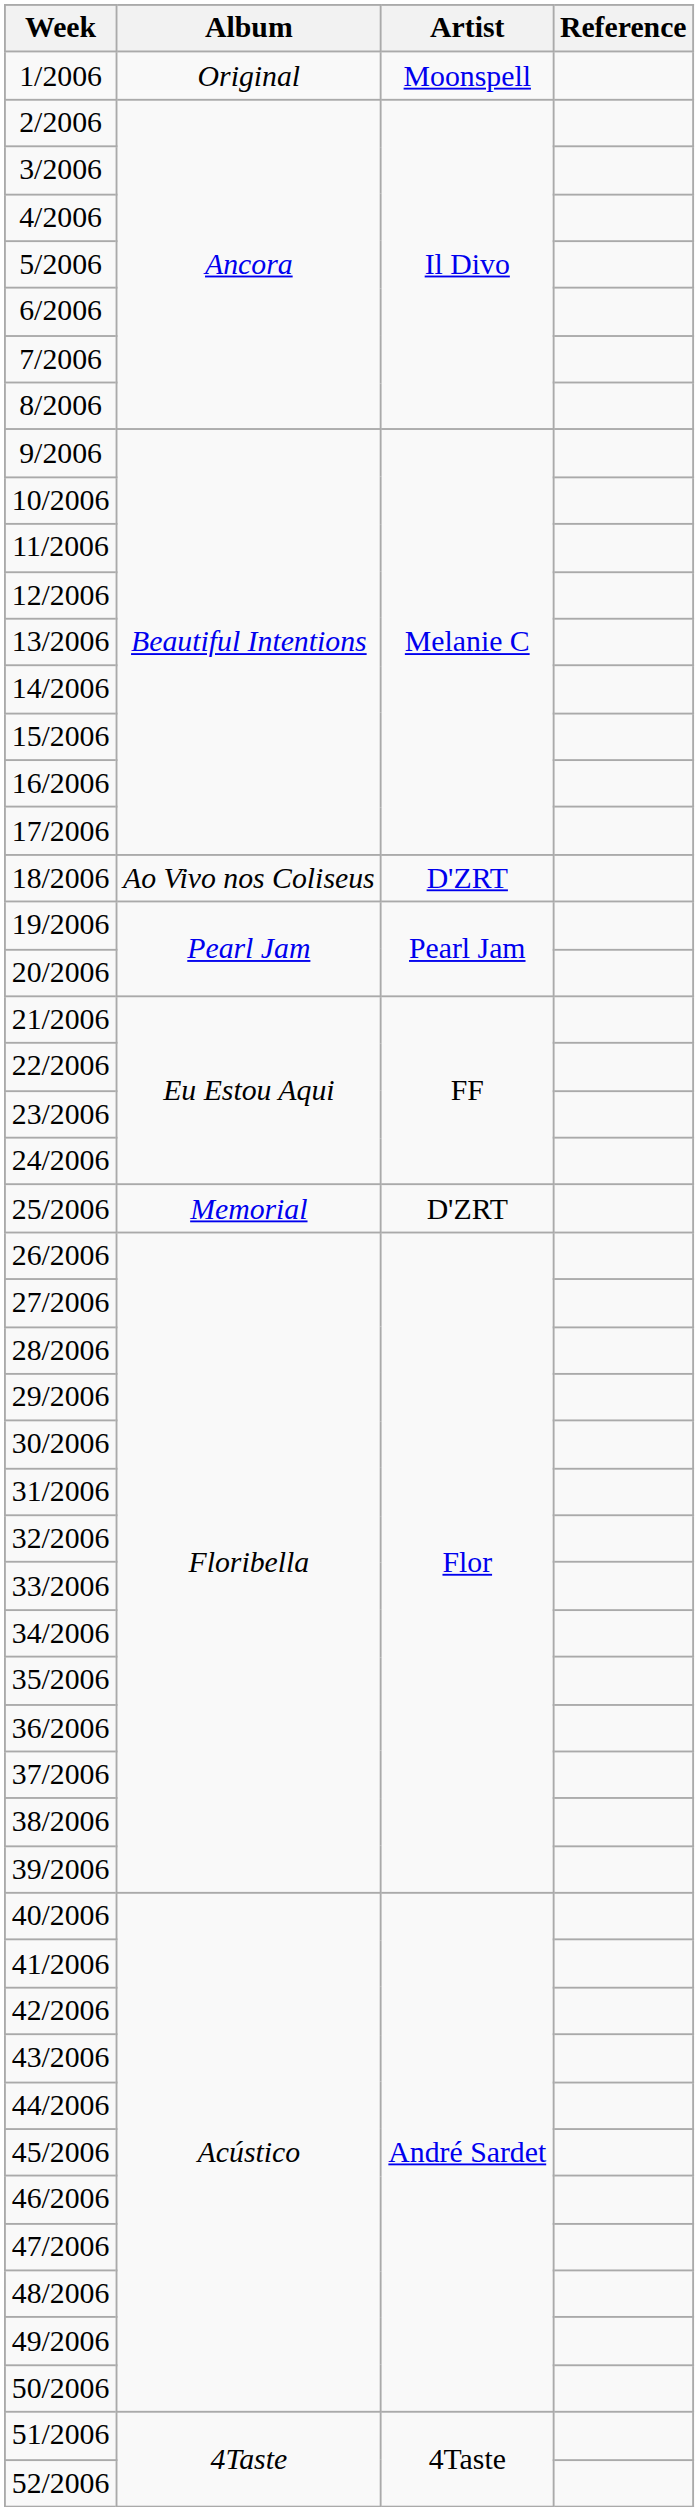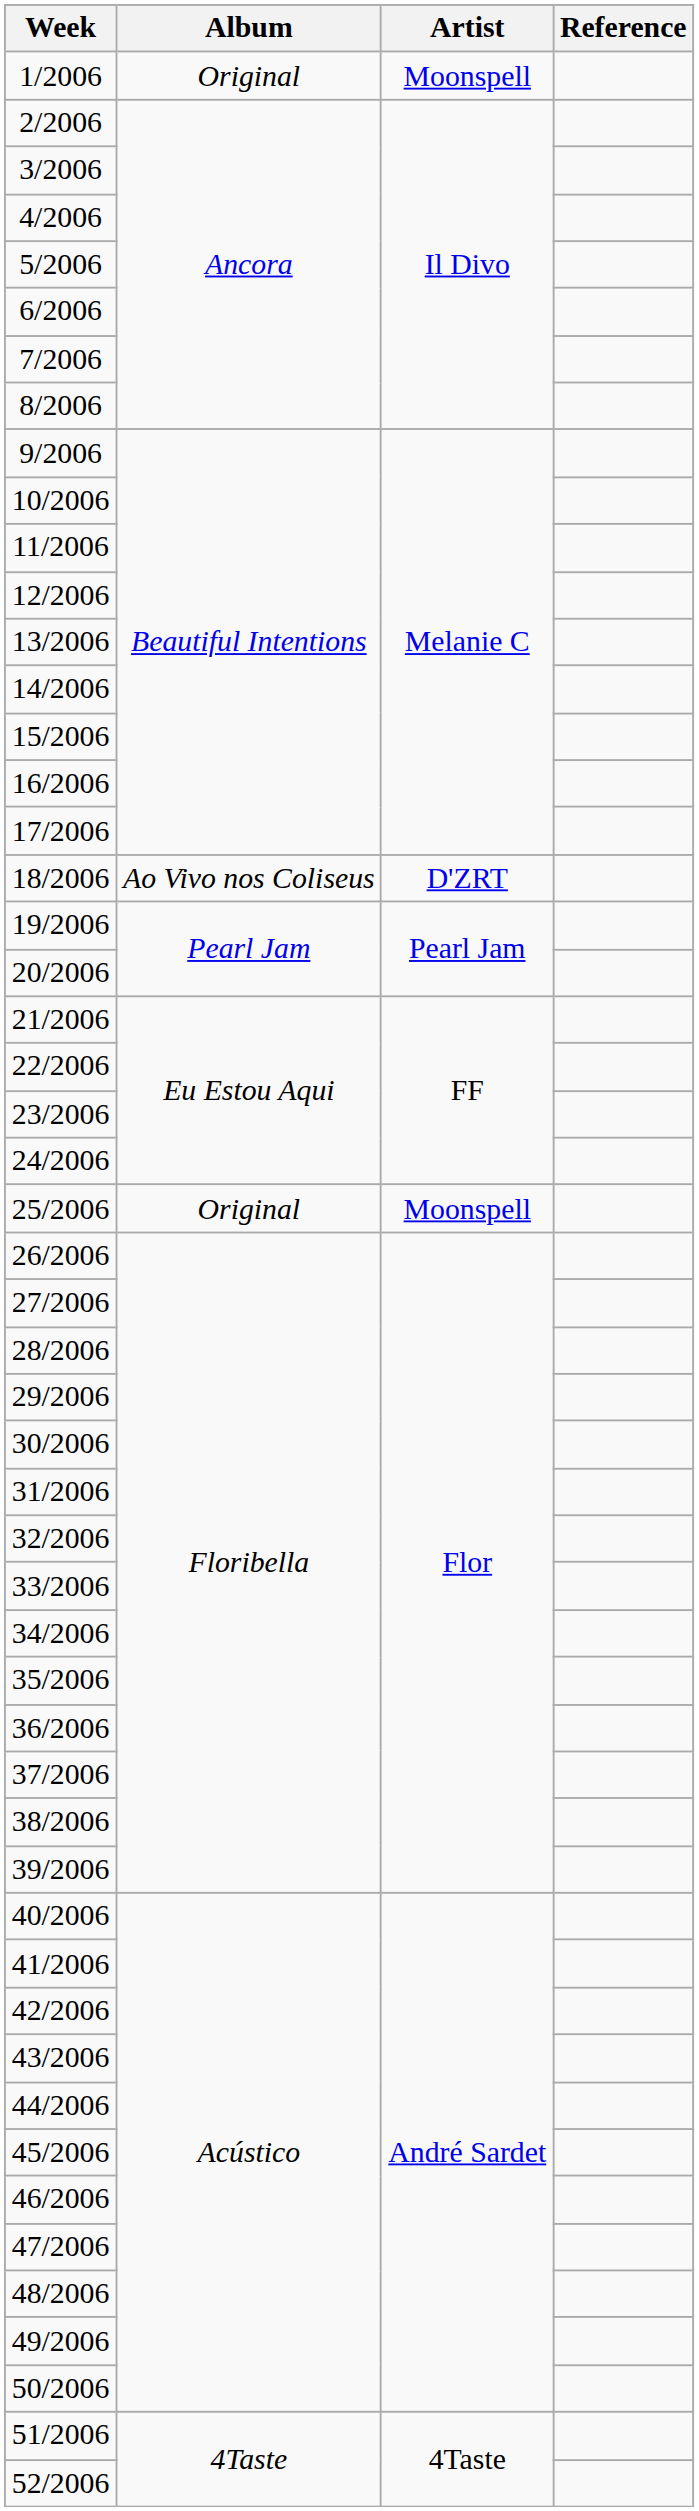(249, 1208) Memorial -> (249, 1208) Original
(467, 1208) D'ZRT -> (467, 1208) Moonspell
